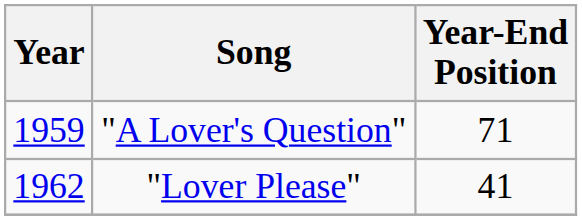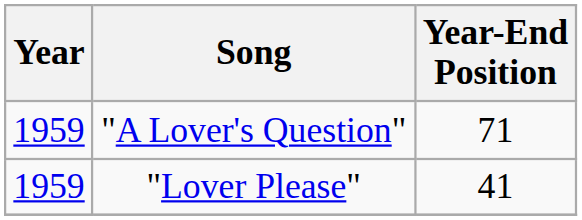(49, 186) 1962 -> (49, 186) 1959
